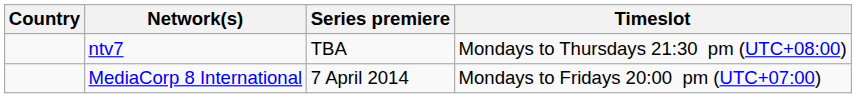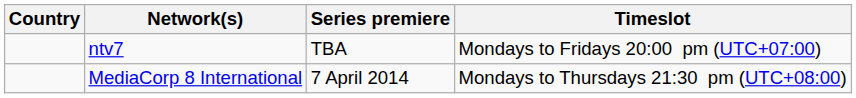(653, 48) Mondays to Thursdays 21:30 pm (UTC+08:00) -> (640, 48) Mondays to Fridays 20:00 pm (UTC+07:00)
(640, 78) Mondays to Fridays 20:00 pm (UTC+07:00) -> (653, 78) Mondays to Thursdays 21:30 pm (UTC+08:00)
